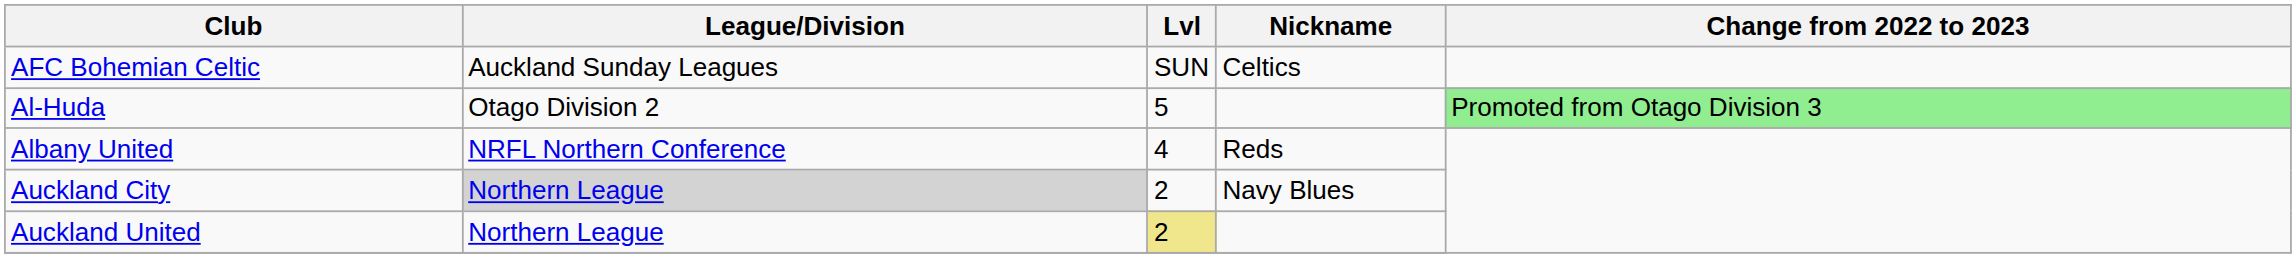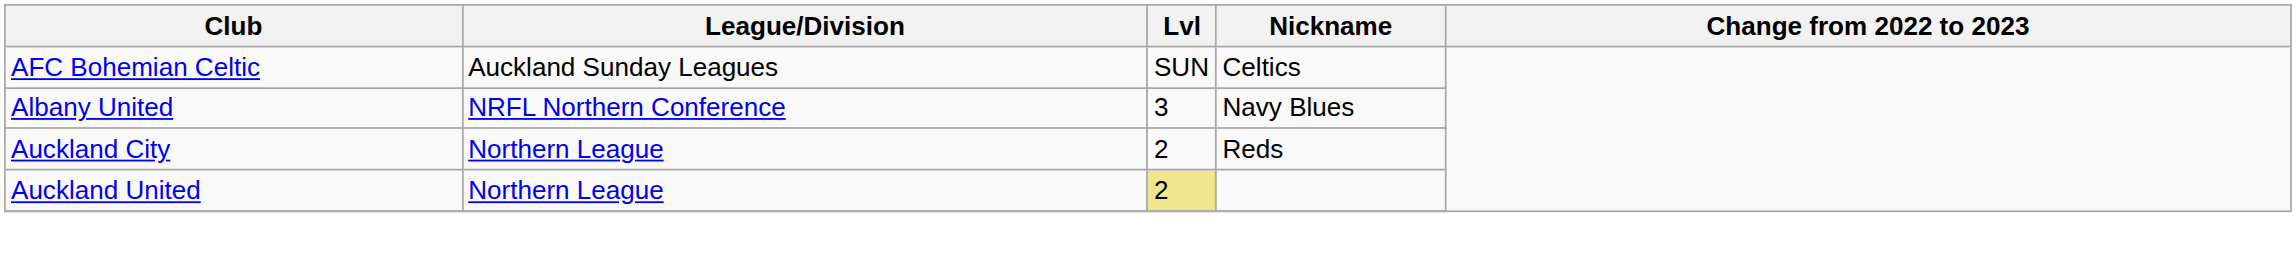- row: (58, 108)
(1161, 149) 4 -> (1161, 108) 3
(1253, 149) Reds -> (1288, 108) Navy Blues
(566, 191) lightgrey background -> (566, 149) no background
(1288, 191) Navy Blues -> (1253, 149) Reds
